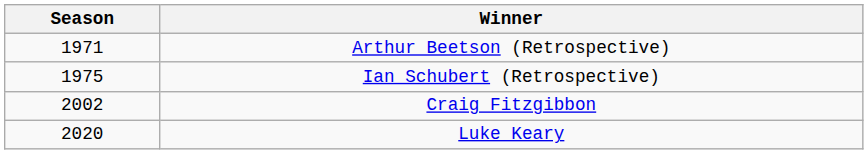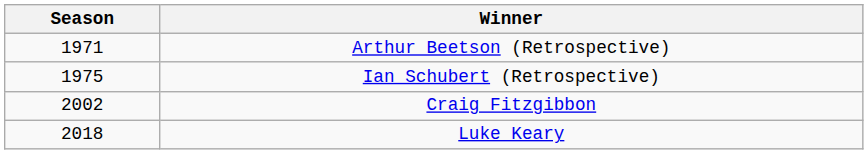(82, 134) 2020 -> (82, 134) 2018
